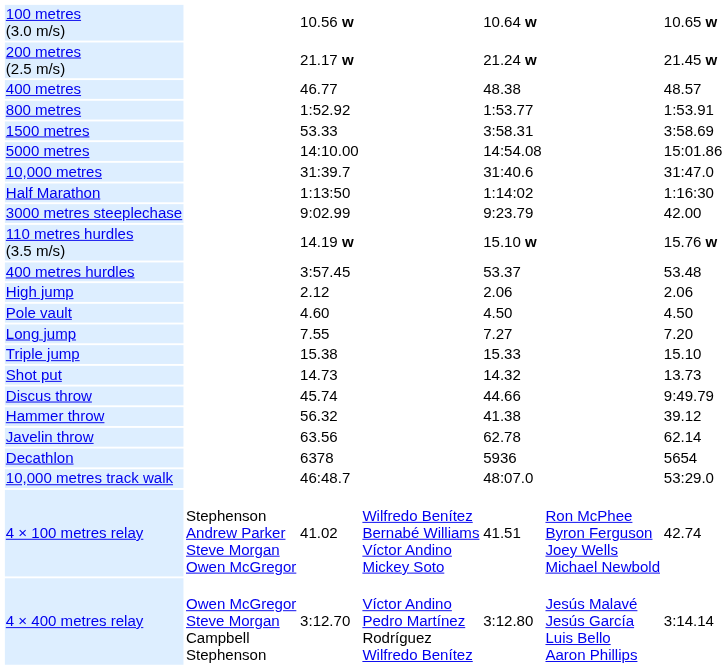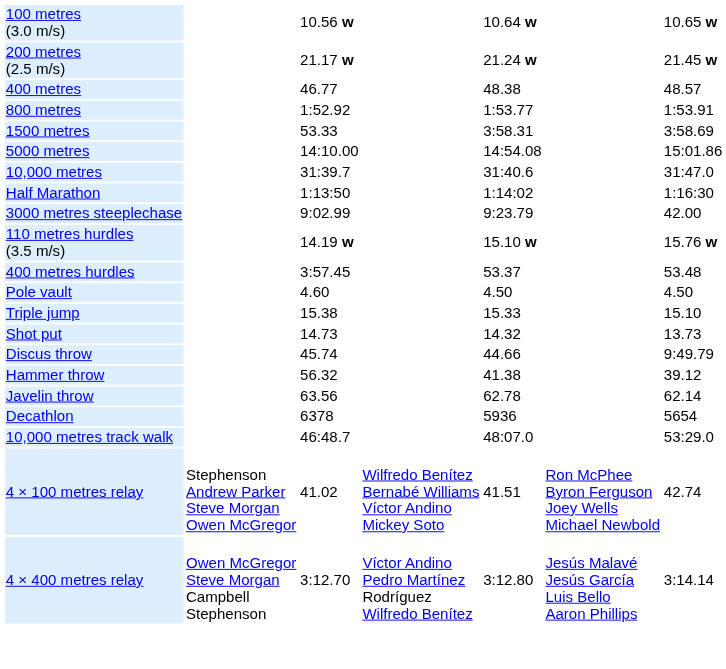- row: (40, 292)
- row: (41, 333)
